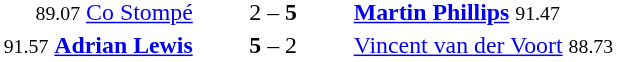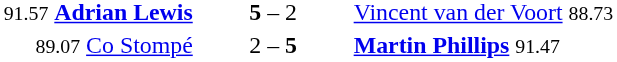rows swapped: (98, 45) <-> (114, 12)
